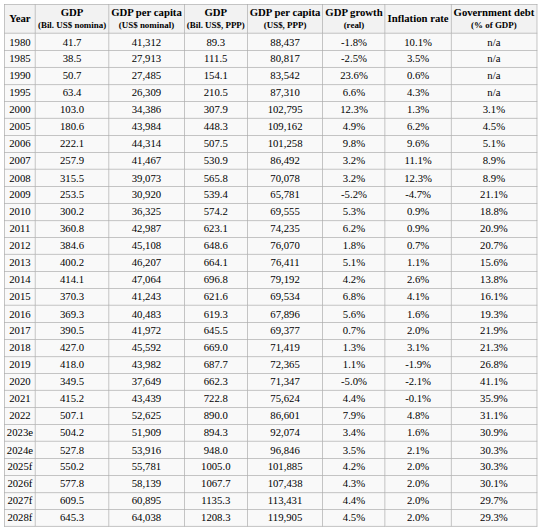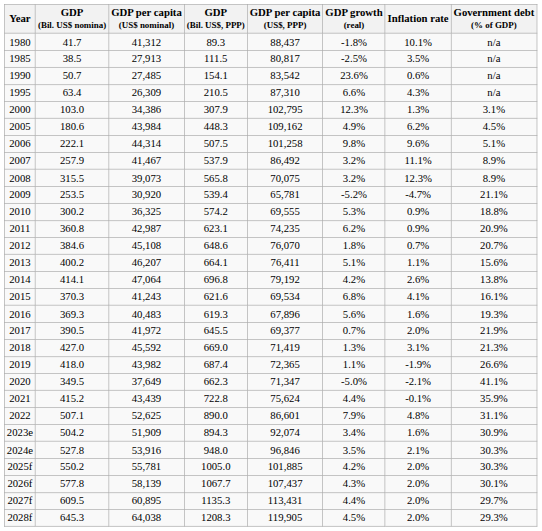(216, 161) 530.9 -> (216, 161) 537.9
(285, 178) 70,078 -> (285, 178) 70,075
(216, 365) 687.7 -> (216, 365) 687.4
(494, 365) 26.8% -> (494, 365) 26.6%
(285, 484) 107,438 -> (285, 484) 107,437
